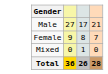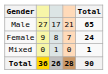+ column: (89, 12)
